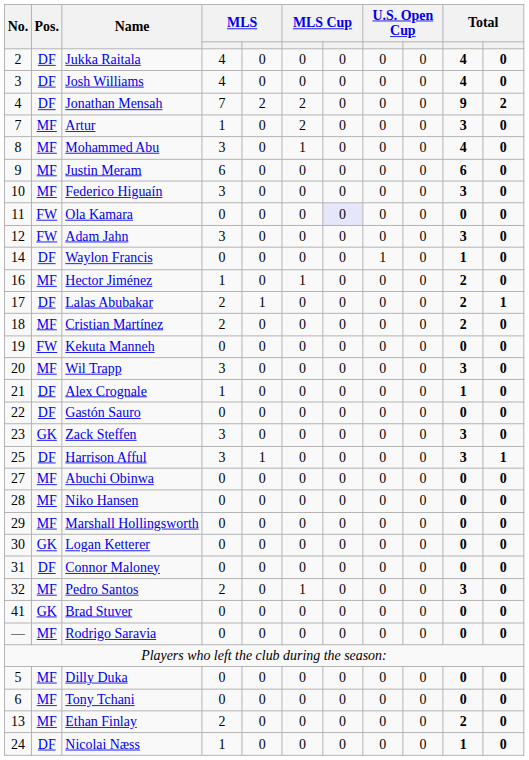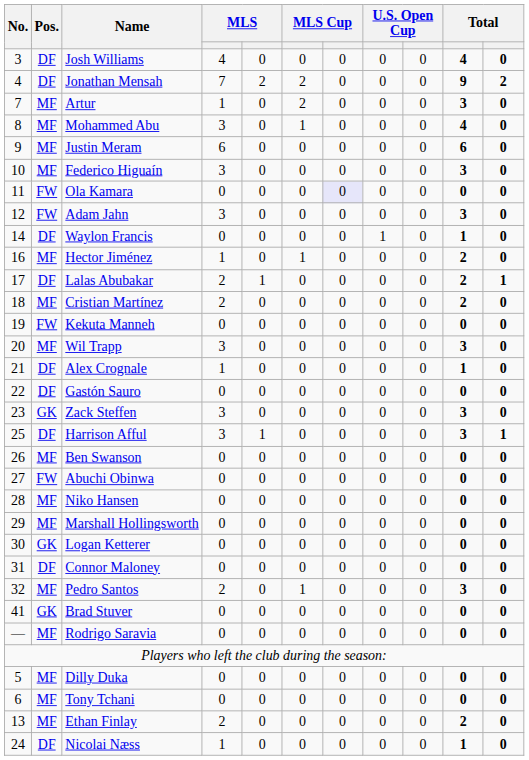- row: (103, 59)
+ row: (103, 457)
(47, 479) MF -> (47, 479) FW
